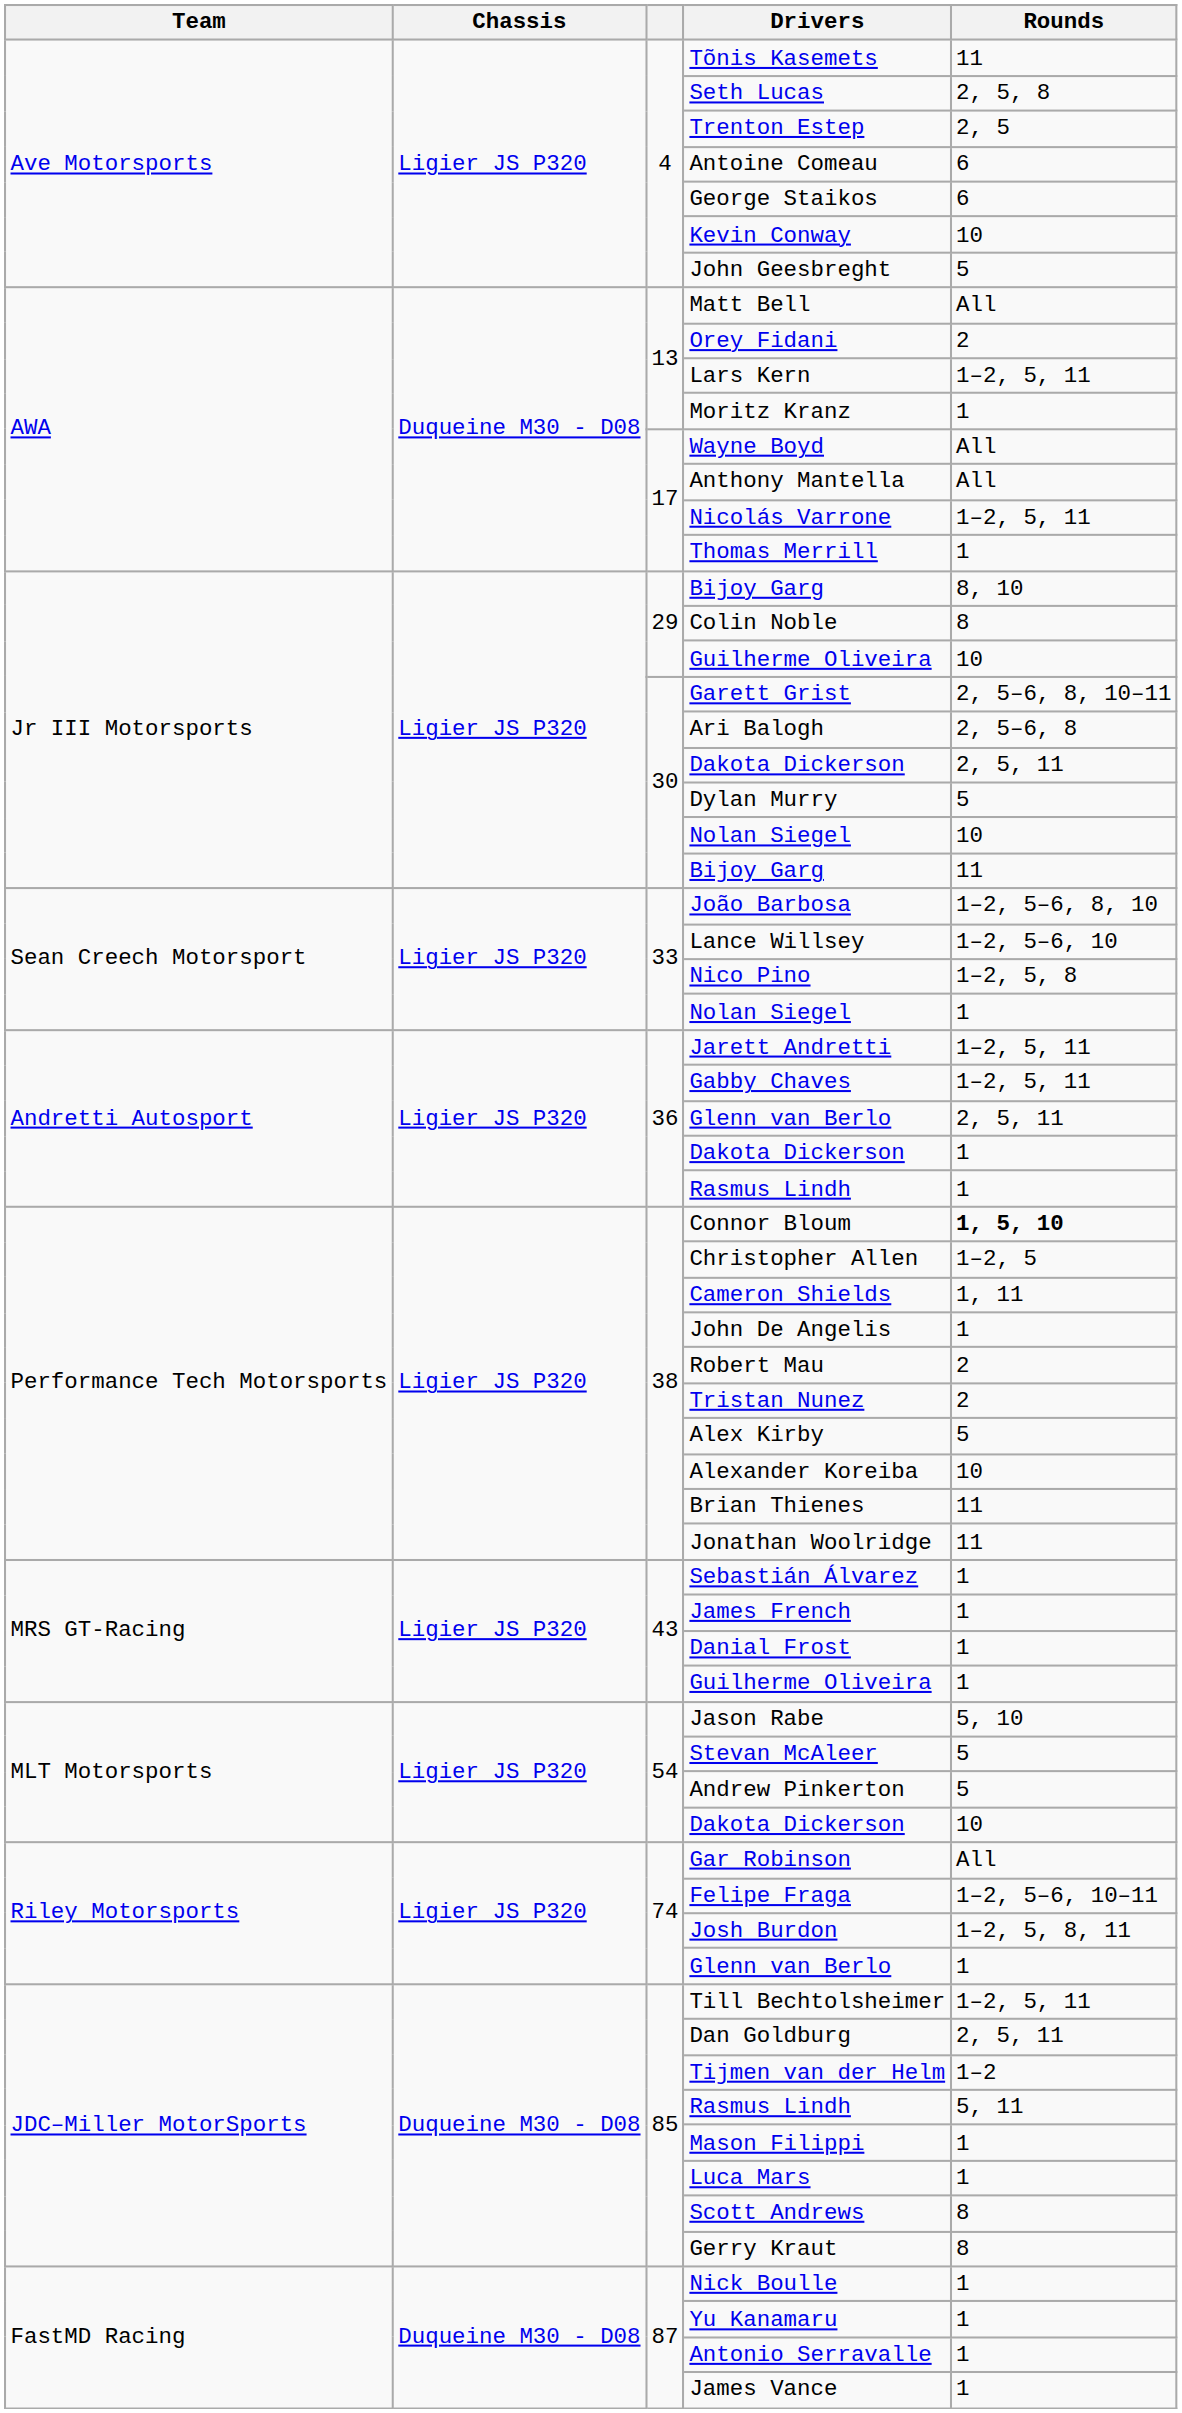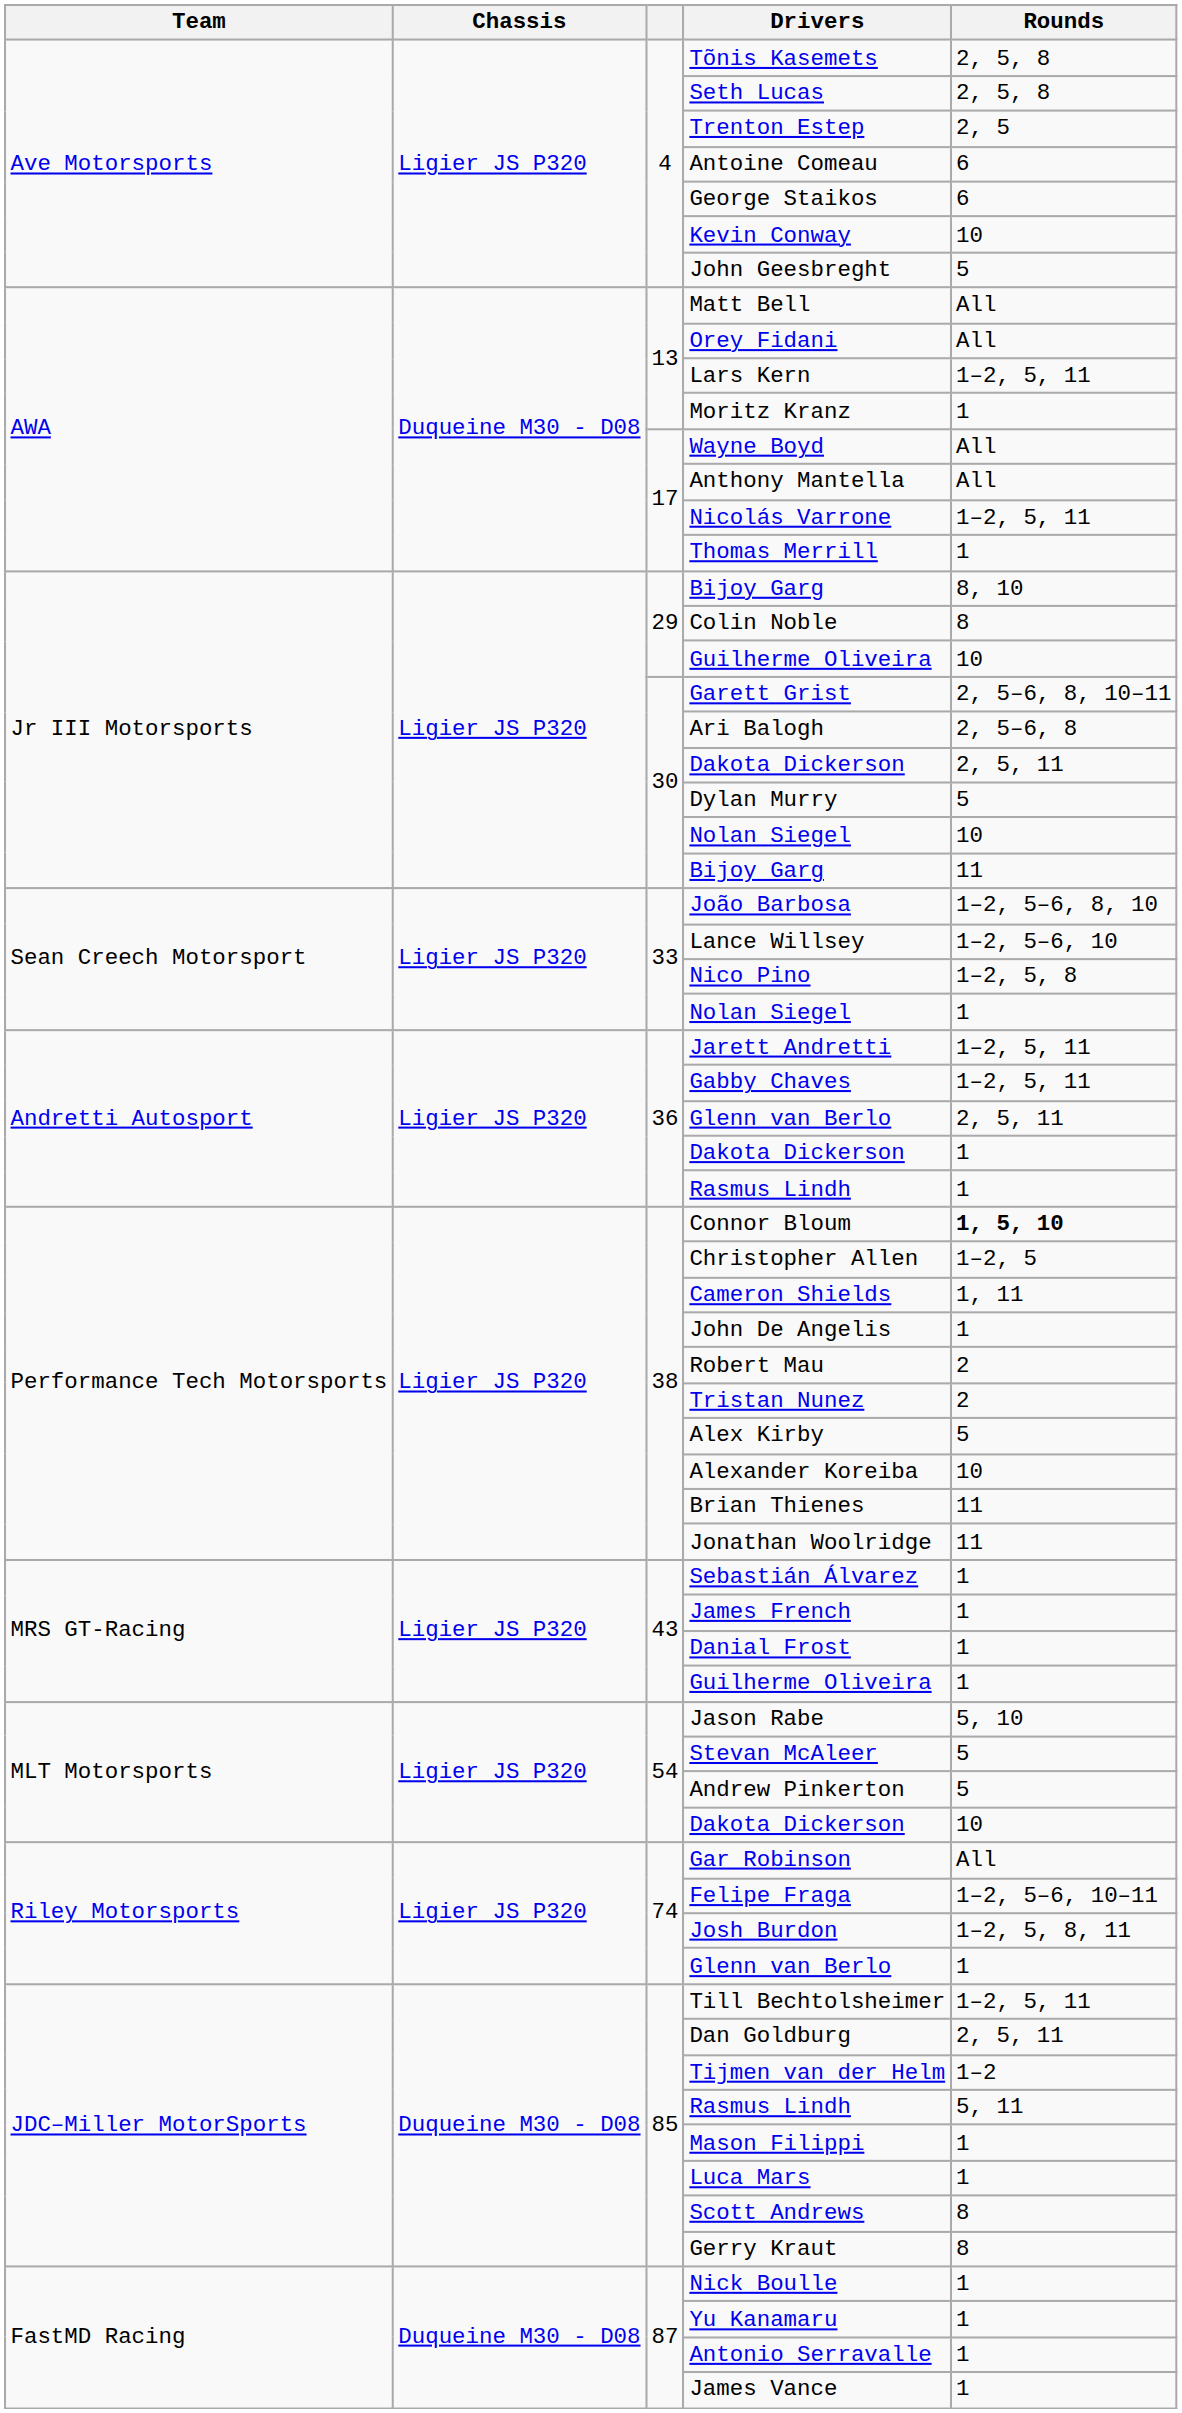(970, 58) 11 -> (1003, 58) 2, 5, 8
(963, 341) 2 -> (976, 341) All
